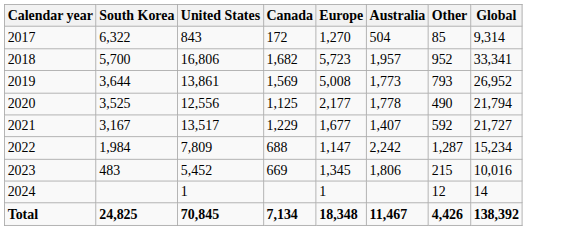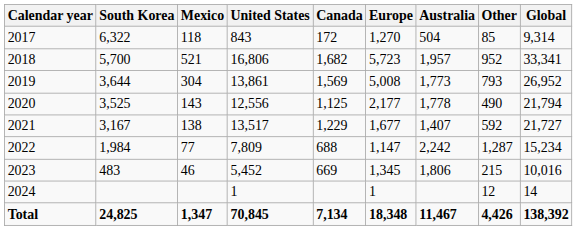+ column: (202, 15)
